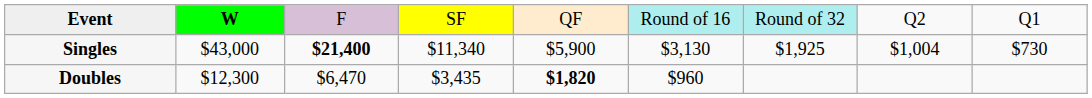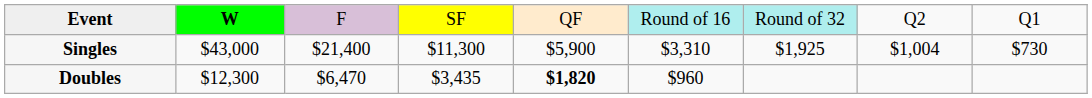(341, 49) bold -> (341, 49) normal
(456, 49) $11,340 -> (456, 49) $11,300
(685, 49) $3,130 -> (685, 49) $3,310
